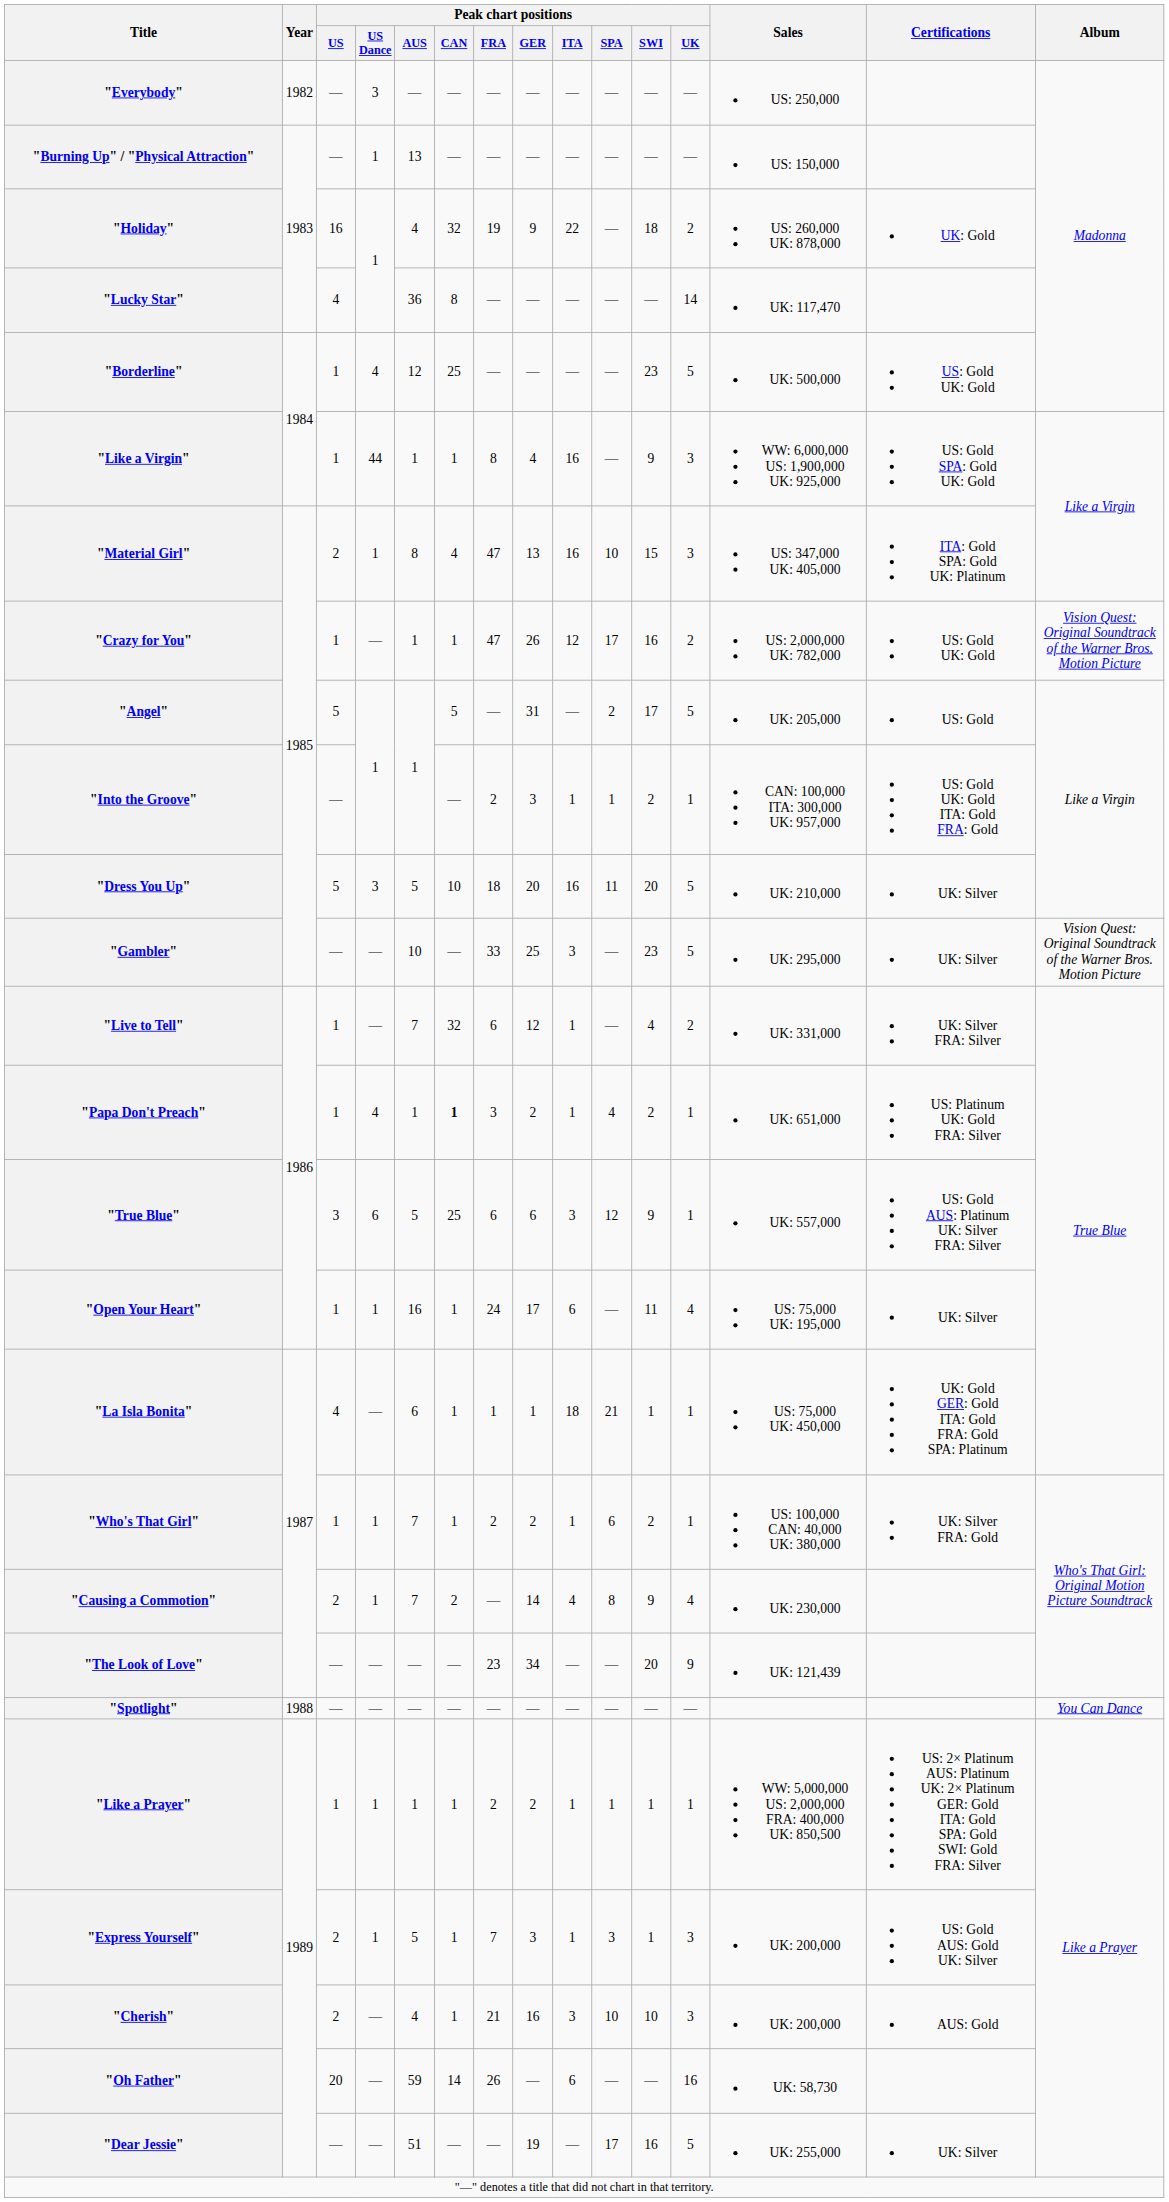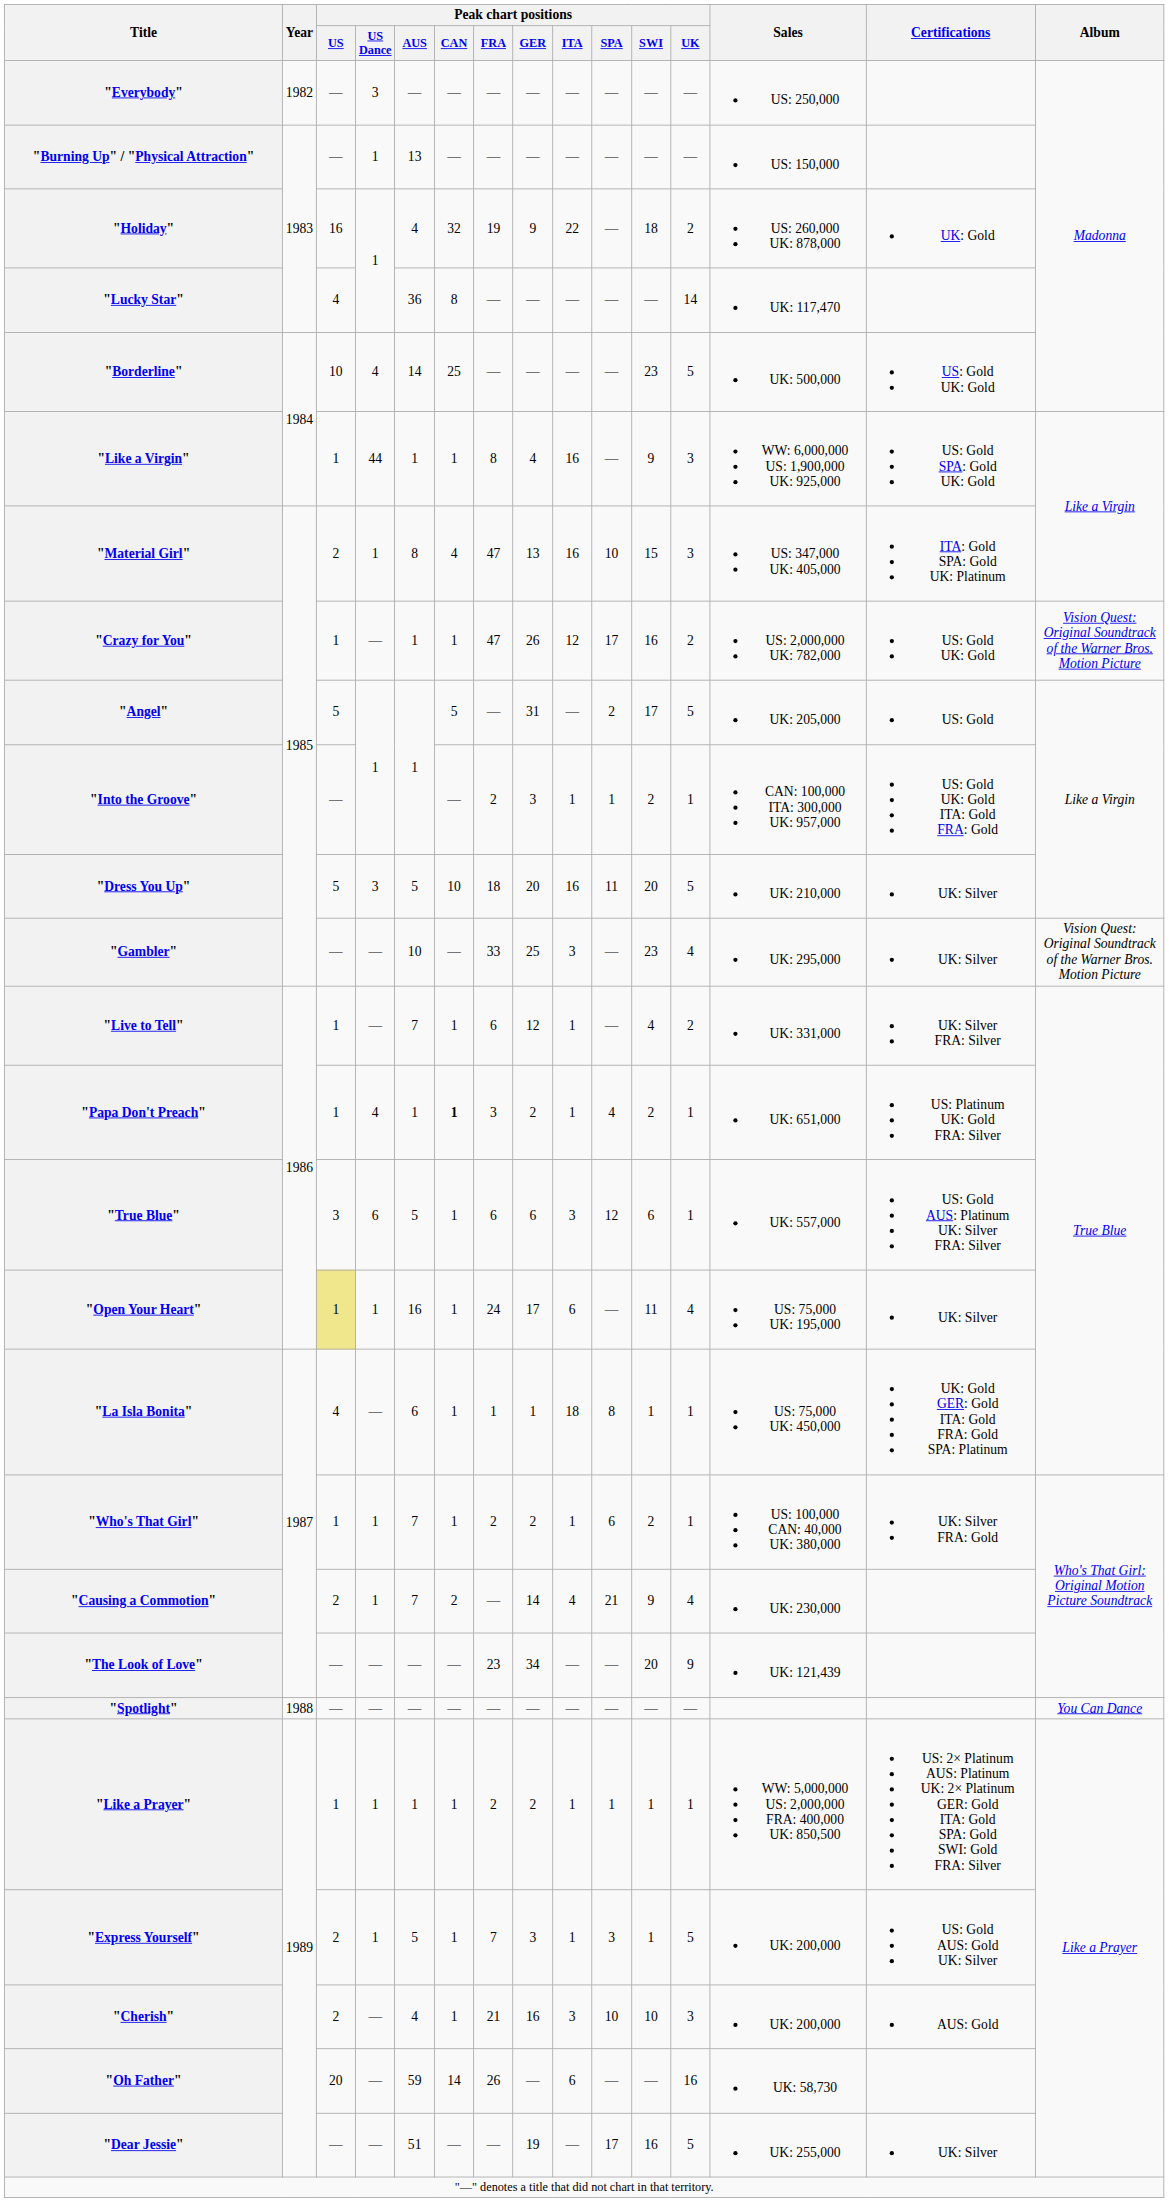(336, 371) 1 -> (336, 371) 10
(415, 371) 12 -> (415, 371) 14
(690, 952) 5 -> (690, 952) 4
(454, 1025) 32 -> (454, 1025) 1
(454, 1214) 25 -> (454, 1214) 1
(651, 1214) 9 -> (651, 1214) 6
(336, 1309) no background -> (336, 1309) khaki background
(612, 1411) 21 -> (612, 1411) 8
(612, 1601) 8 -> (612, 1601) 21
(690, 1937) 3 -> (690, 1937) 5
